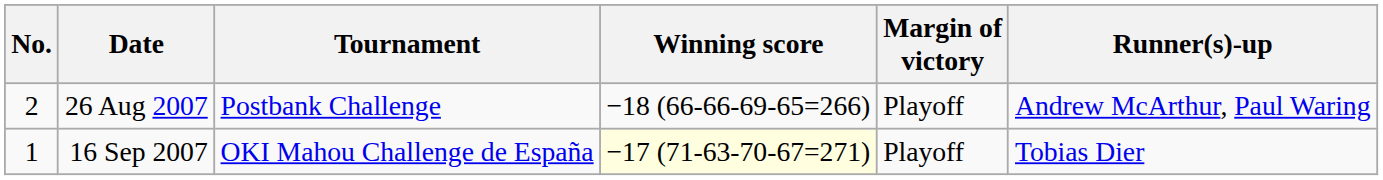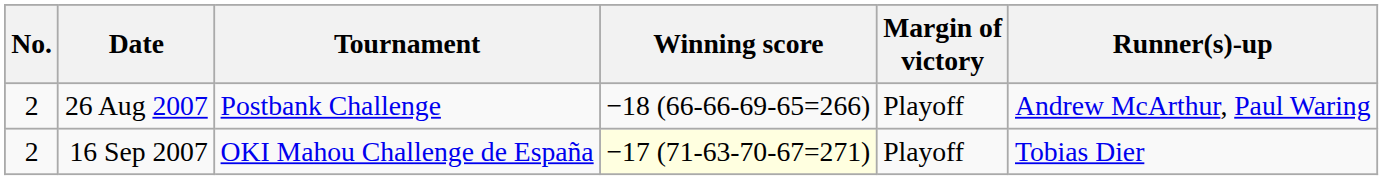(32, 151) 1 -> (32, 151) 2
